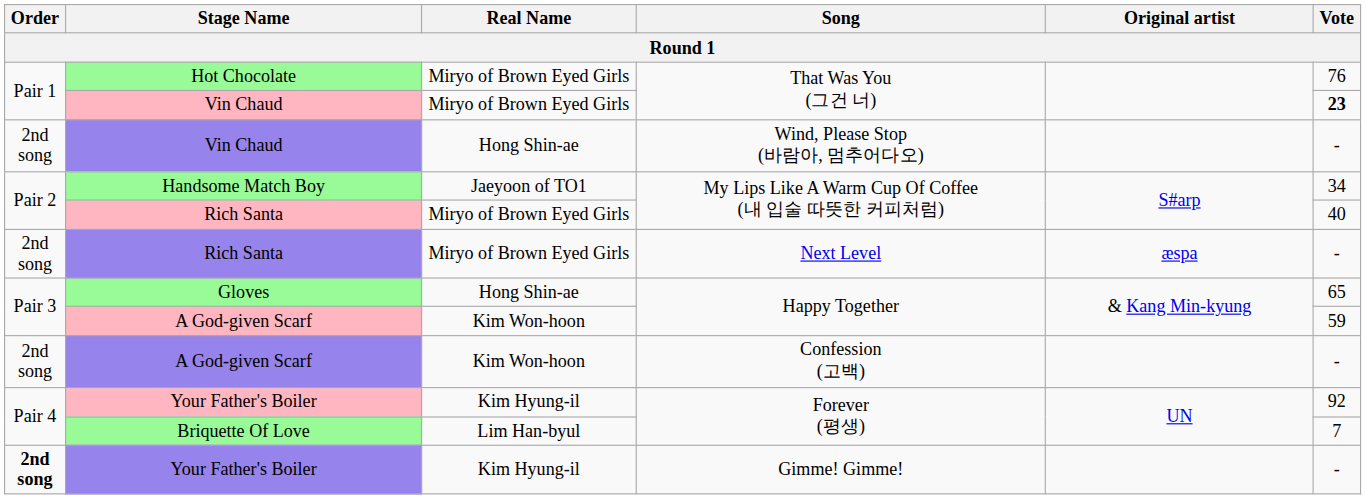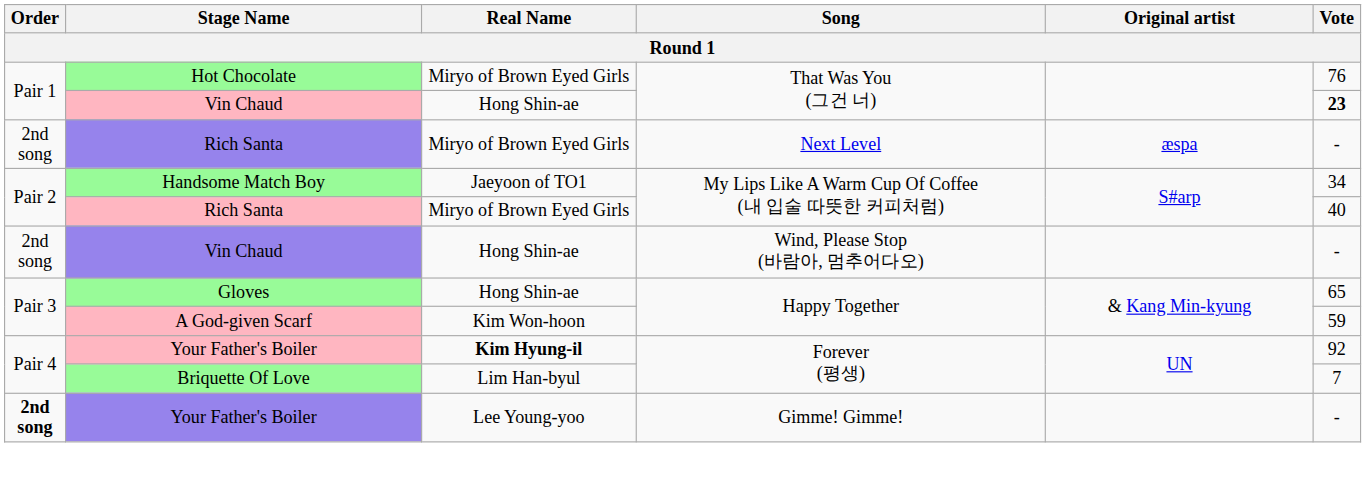(529, 104) Miryo of Brown Eyed Girls -> (529, 104) Hong Shin-ae
rows swapped: (244, 145) <-> (244, 253)
- row: (244, 361)
(529, 402) normal -> (529, 349) bold
(529, 469) Kim Hyung-il -> (529, 417) Lee Young-yoo
